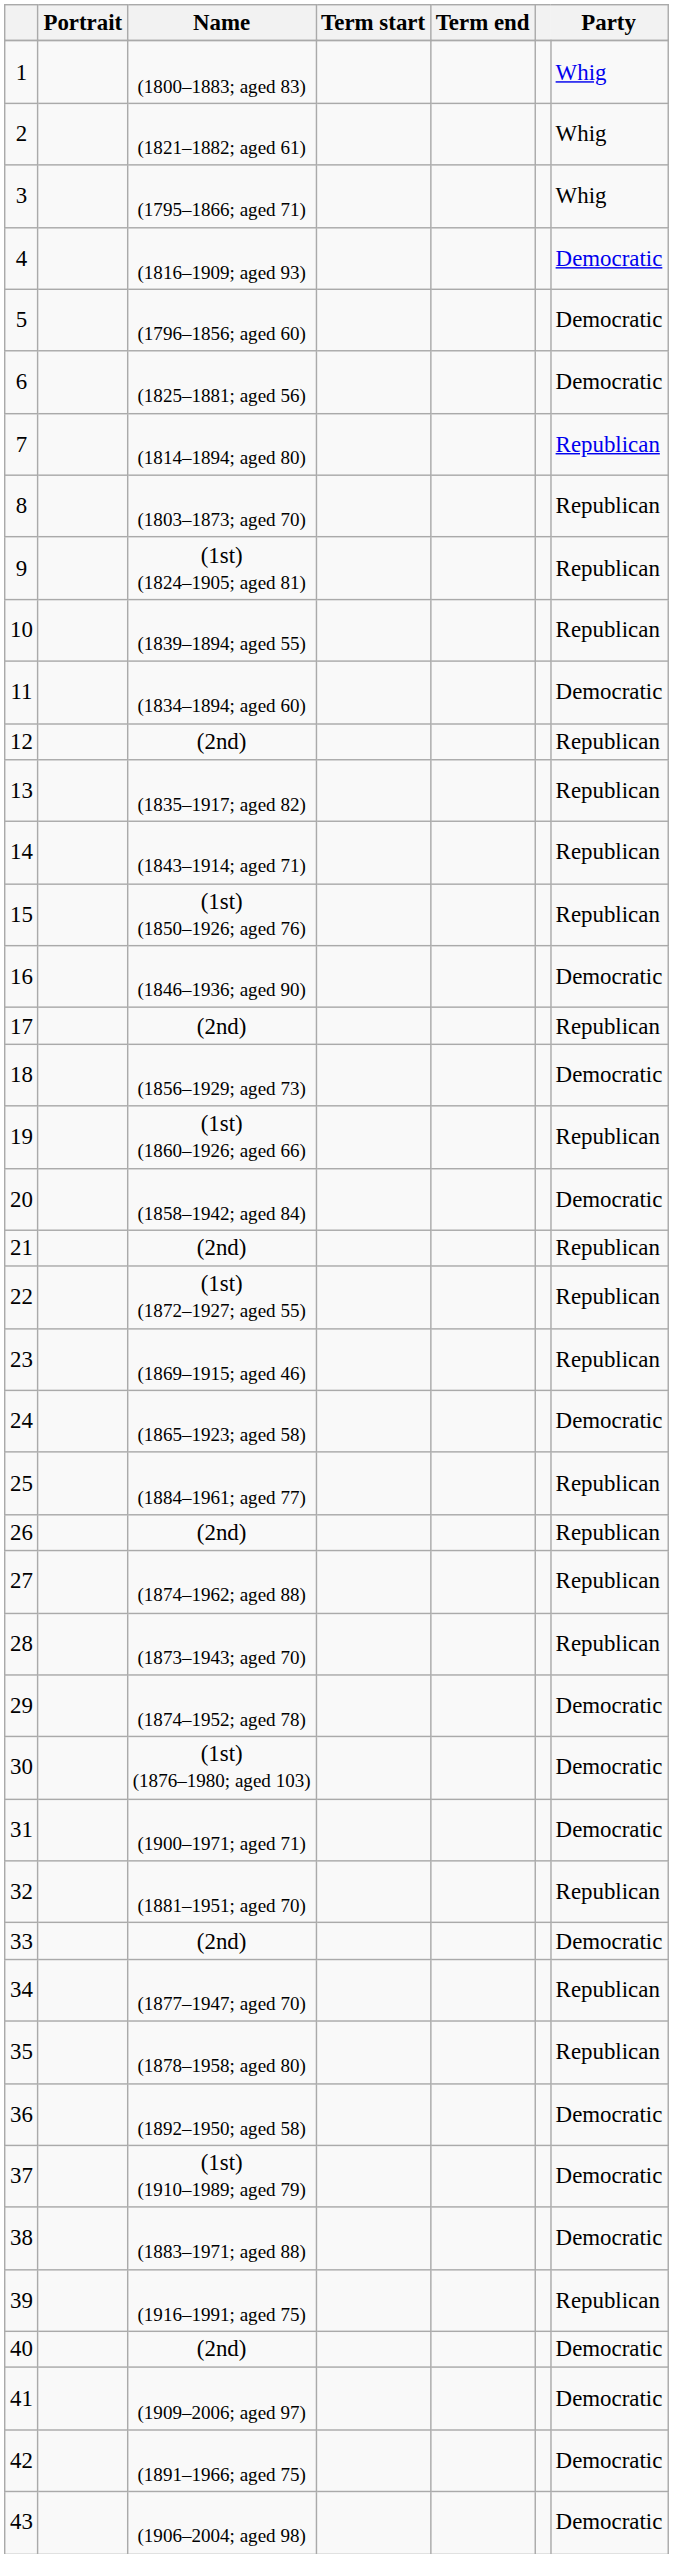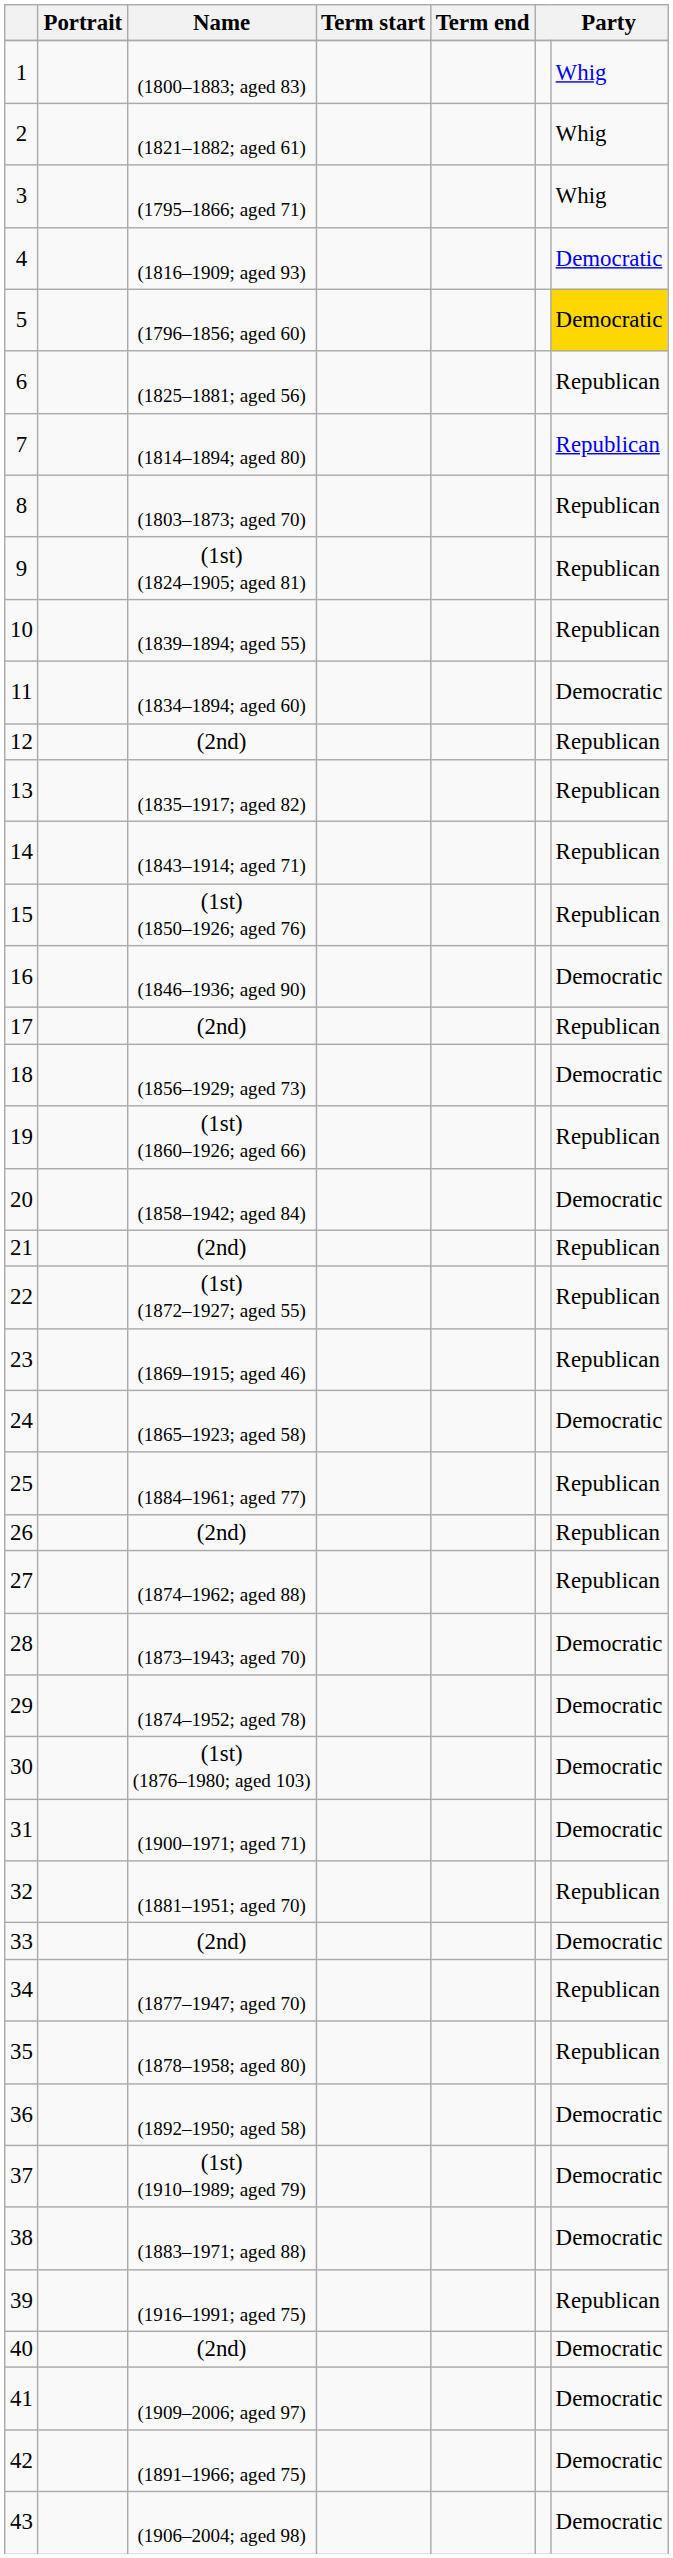(609, 319) no background -> (609, 319) gold background
(609, 381) Democratic -> (608, 381) Republican
(608, 1643) Republican -> (609, 1643) Democratic
